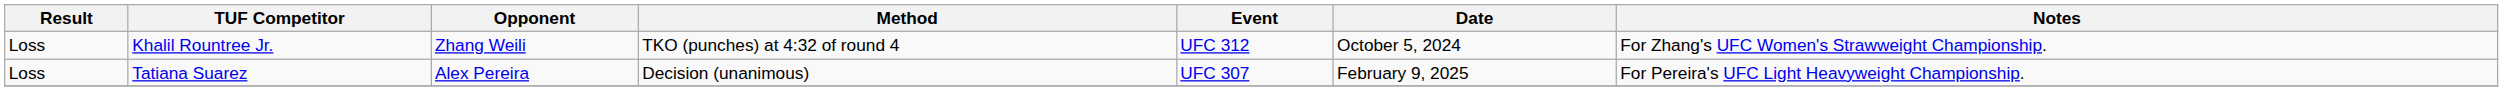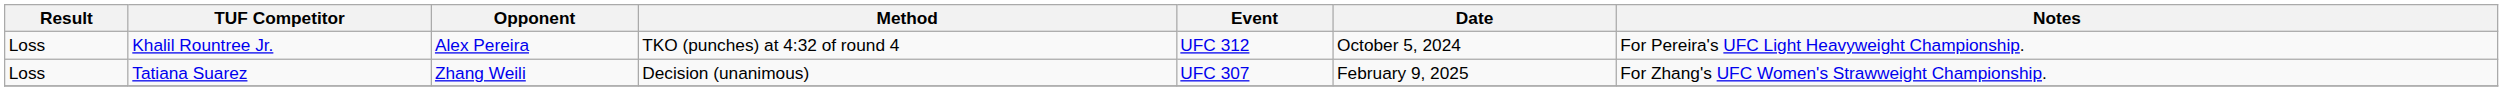(480, 45) Zhang Weili -> (482, 45) Alex Pereira
(1834, 45) For Zhang's UFC Women's Strawweight Championship. -> (1822, 45) For Pereira's UFC Light Heavyweight Championship.
(482, 72) Alex Pereira -> (480, 72) Zhang Weili
(1822, 72) For Pereira's UFC Light Heavyweight Championship. -> (1834, 72) For Zhang's UFC Women's Strawweight Championship.
